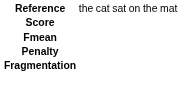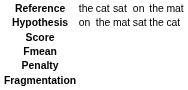+ row: (40, 23)
